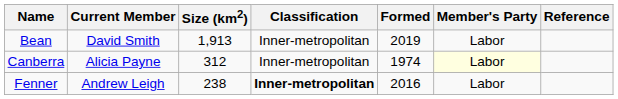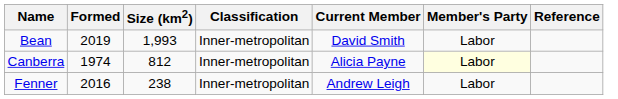columns swapped: (405, 17) <-> (123, 17)
(215, 40) 1,913 -> (160, 40) 1,993
(215, 62) 312 -> (160, 62) 812
(314, 83) bold -> (254, 83) normal
